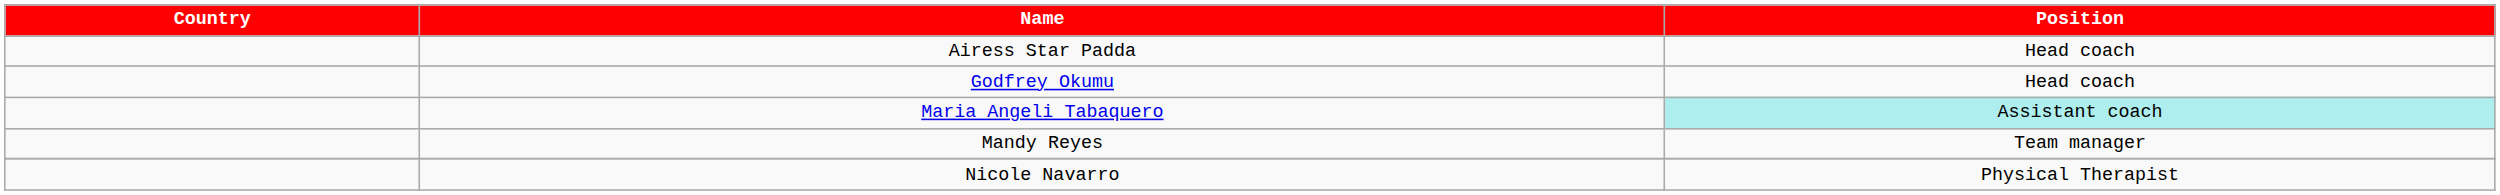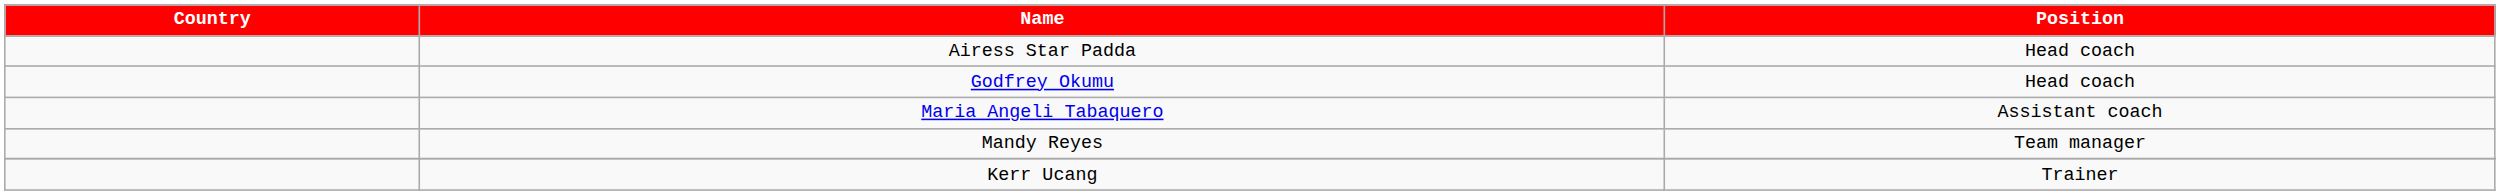(2080, 112) paleturquoise background -> (2080, 112) no background
- row: (1042, 174)
+ row: (1042, 174)
